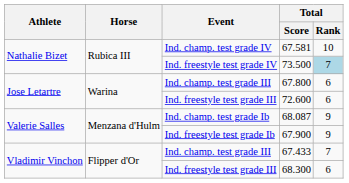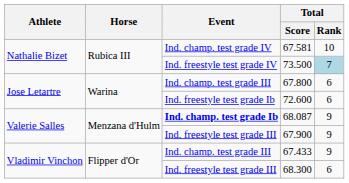(221, 100) Ind. freestyle test grade III -> (220, 100) Ind. freestyle test grade Ib
(217, 117) normal -> (221, 117) bold
(220, 134) Ind. freestyle test grade Ib -> (221, 134) Ind. freestyle test grade III
(328, 152) 7 -> (329, 152) 9
